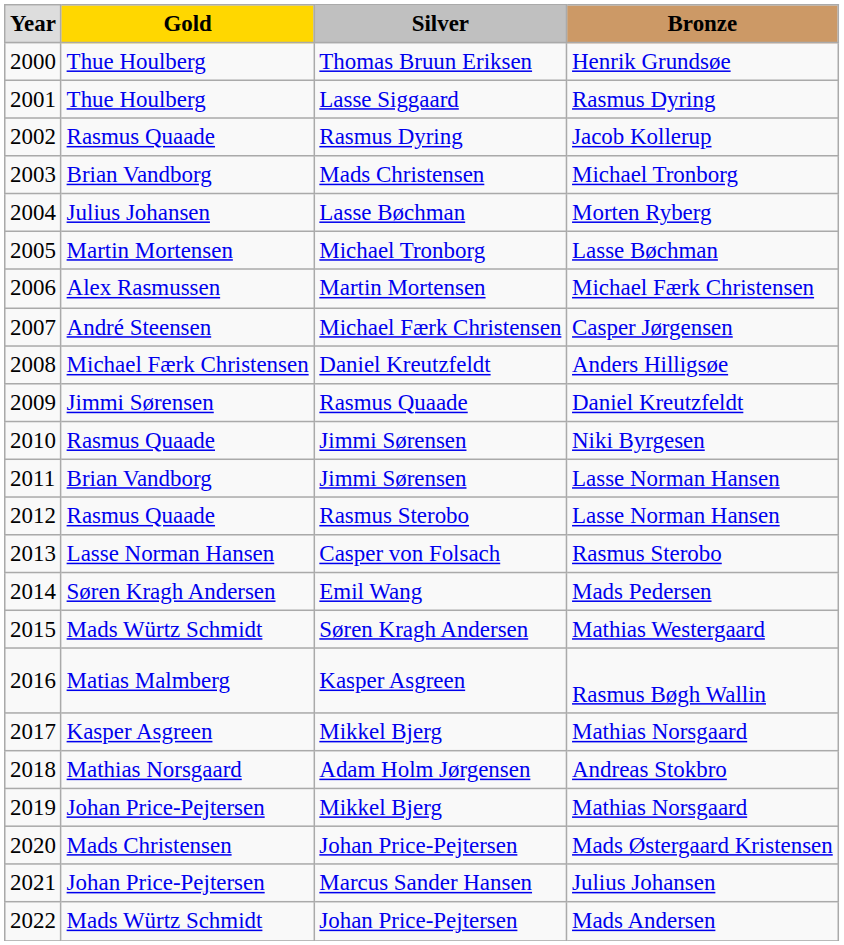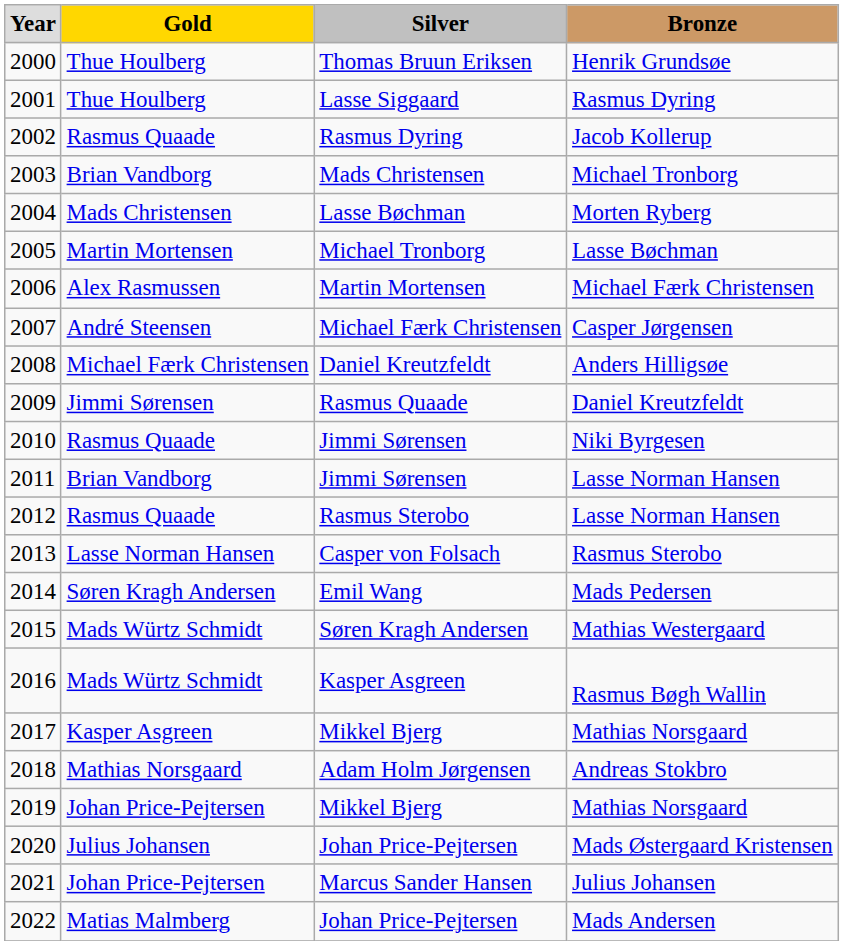(138, 212) Julius Johansen -> (149, 212) Mads Christensen
(148, 680) Matias Malmberg -> (165, 680) Mads Würtz Schmidt
(149, 845) Mads Christensen -> (138, 845) Julius Johansen
(165, 921) Mads Würtz Schmidt -> (148, 921) Matias Malmberg
